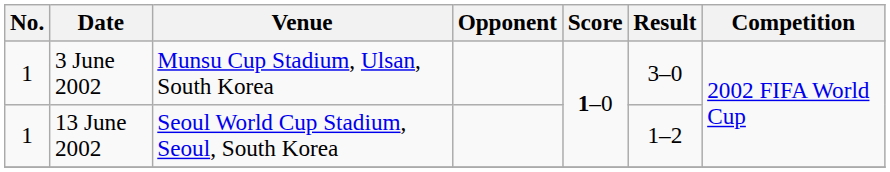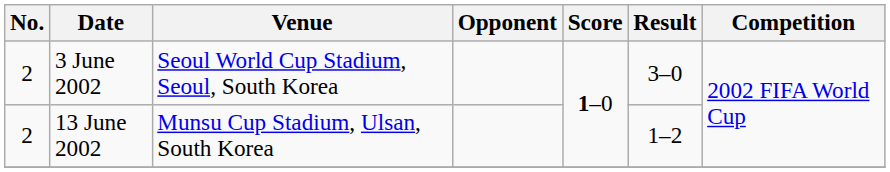(27, 72) 1 -> (27, 72) 2
(289, 72) Munsu Cup Stadium, Ulsan, South Korea -> (282, 72) Seoul World Cup Stadium, Seoul, South Korea
(27, 135) 1 -> (27, 135) 2
(282, 135) Seoul World Cup Stadium, Seoul, South Korea -> (289, 135) Munsu Cup Stadium, Ulsan, South Korea
